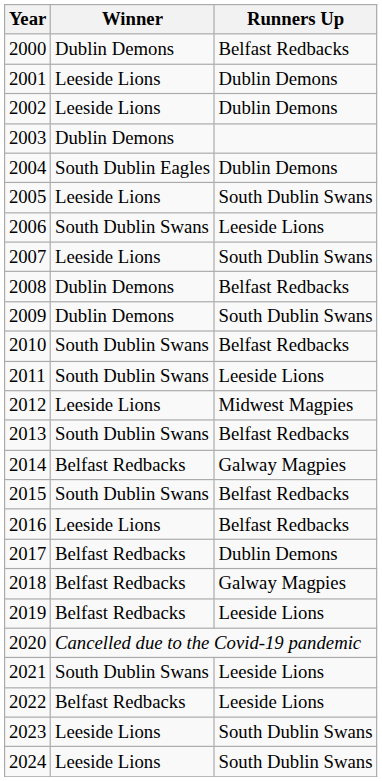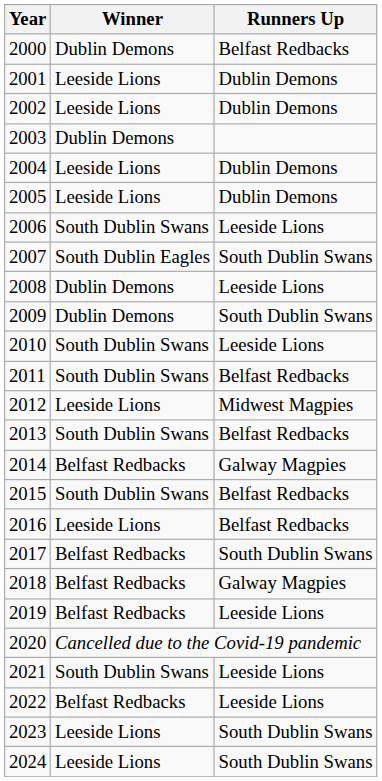(132, 167) South Dublin Eagles -> (108, 167) Leeside Lions
(296, 197) South Dublin Swans -> (278, 197) Dublin Demons
(108, 256) Leeside Lions -> (132, 256) South Dublin Eagles
(284, 286) Belfast Redbacks -> (271, 286) Leeside Lions
(284, 345) Belfast Redbacks -> (271, 345) Leeside Lions
(271, 375) Leeside Lions -> (284, 375) Belfast Redbacks
(278, 553) Dublin Demons -> (296, 553) South Dublin Swans
